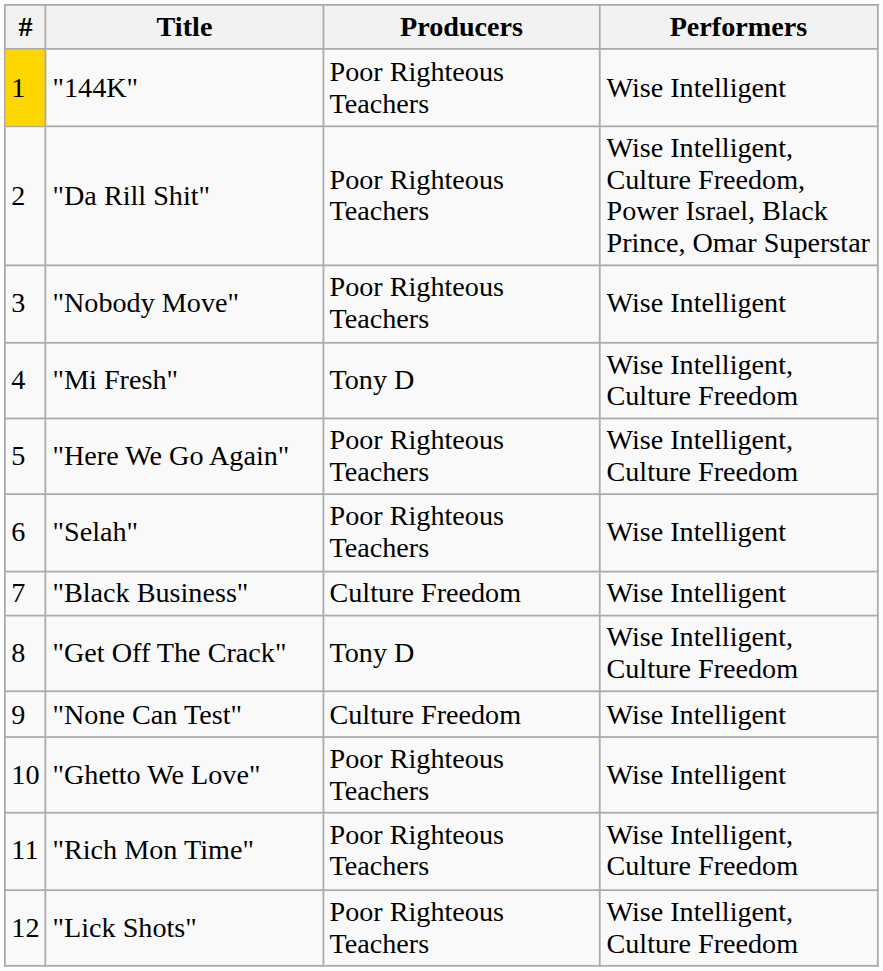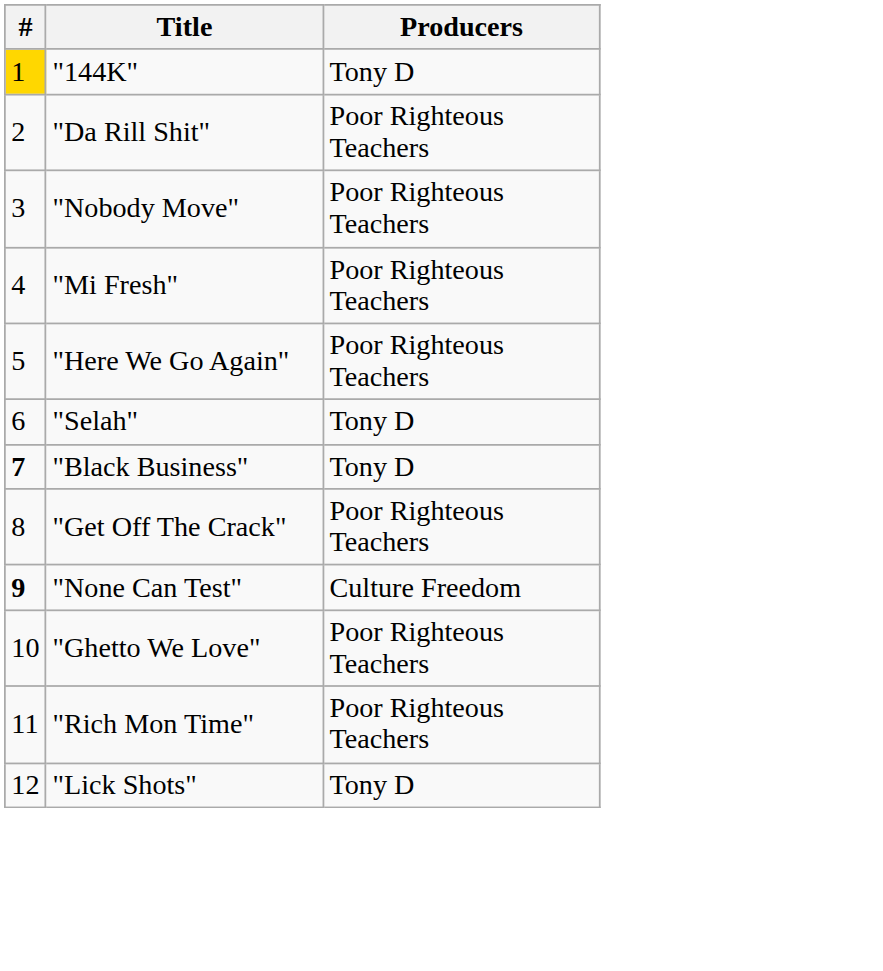- column: (738, 26)
(417, 87) Poor Righteous Teachers -> (372, 71) Tony D
(372, 379) Tony D -> (417, 284) Poor Righteous Teachers
(417, 532) Poor Righteous Teachers -> (372, 421) Tony D
(18, 592) normal -> (18, 466) bold
(425, 592) Culture Freedom -> (372, 466) Tony D
(372, 653) Tony D -> (417, 526) Poor Righteous Teachers
(18, 713) normal -> (18, 587) bold
(417, 927) Poor Righteous Teachers -> (372, 784) Tony D
